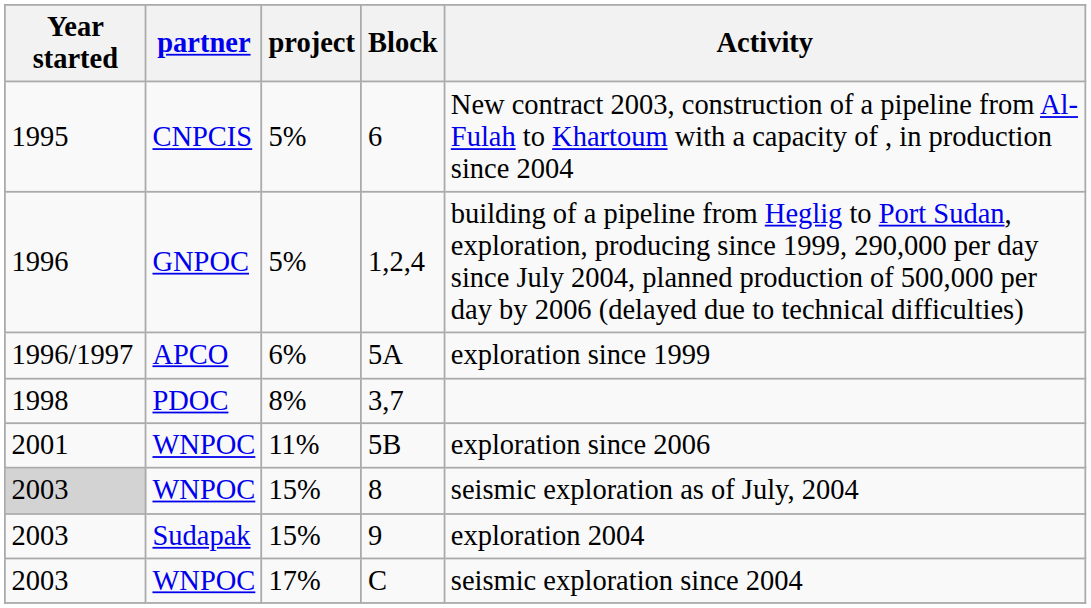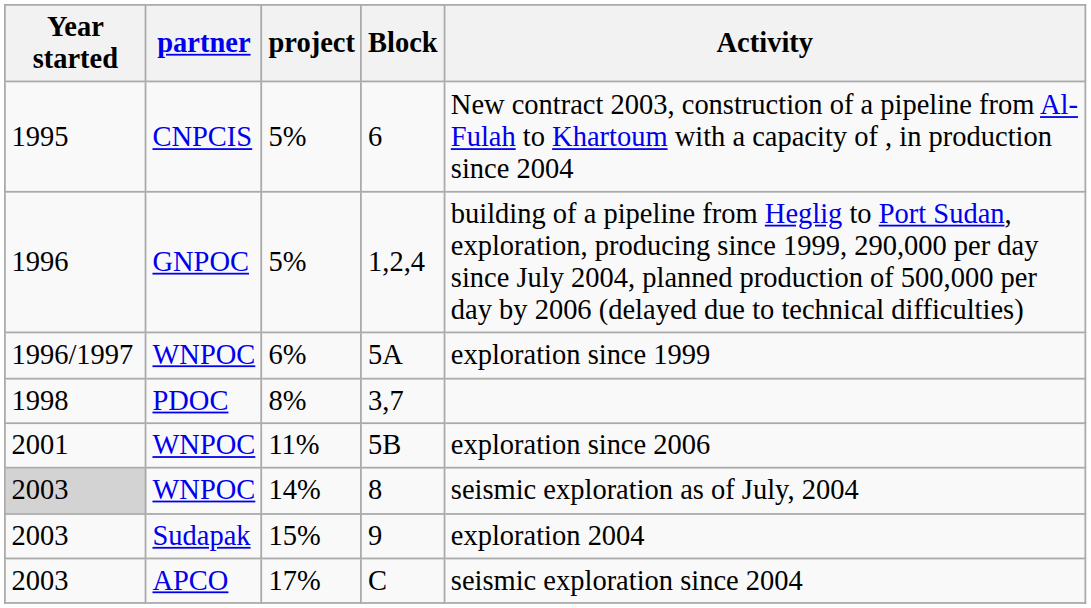(190, 354) APCO -> (204, 354) WNPOC
(295, 490) 15% -> (295, 490) 14%
(204, 580) WNPOC -> (190, 580) APCO
